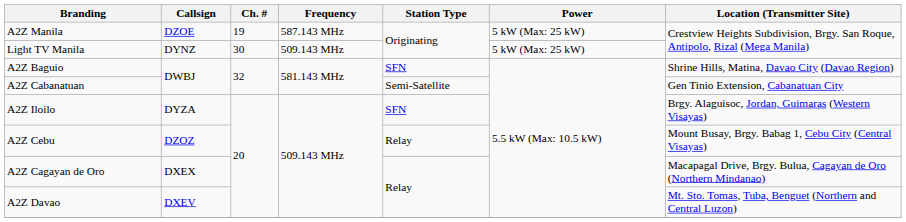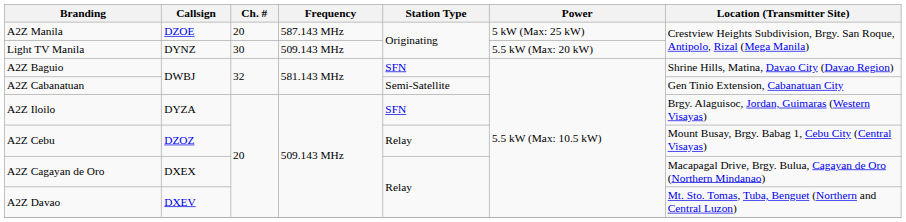(239, 31) 19 -> (239, 31) 20
(538, 49) 5 kW (Max: 25 kW) -> (542, 49) 5.5 kW (Max: 20 kW)
